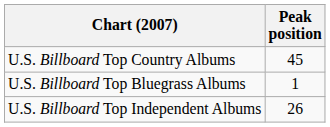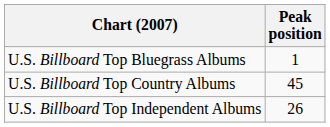rows swapped: (127, 84) <-> (122, 59)
